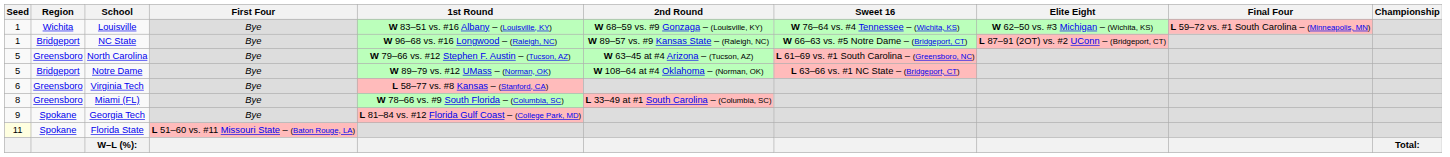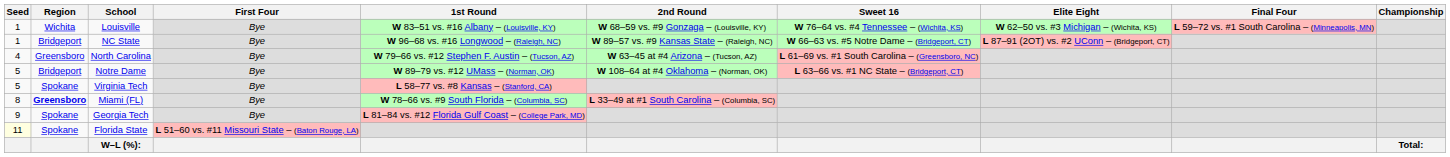(18, 56) 5 -> (18, 56) 4
(18, 86) 6 -> (18, 86) 5
(58, 86) Greensboro -> (60, 86) Spokane
(58, 101) normal -> (60, 101) bold
